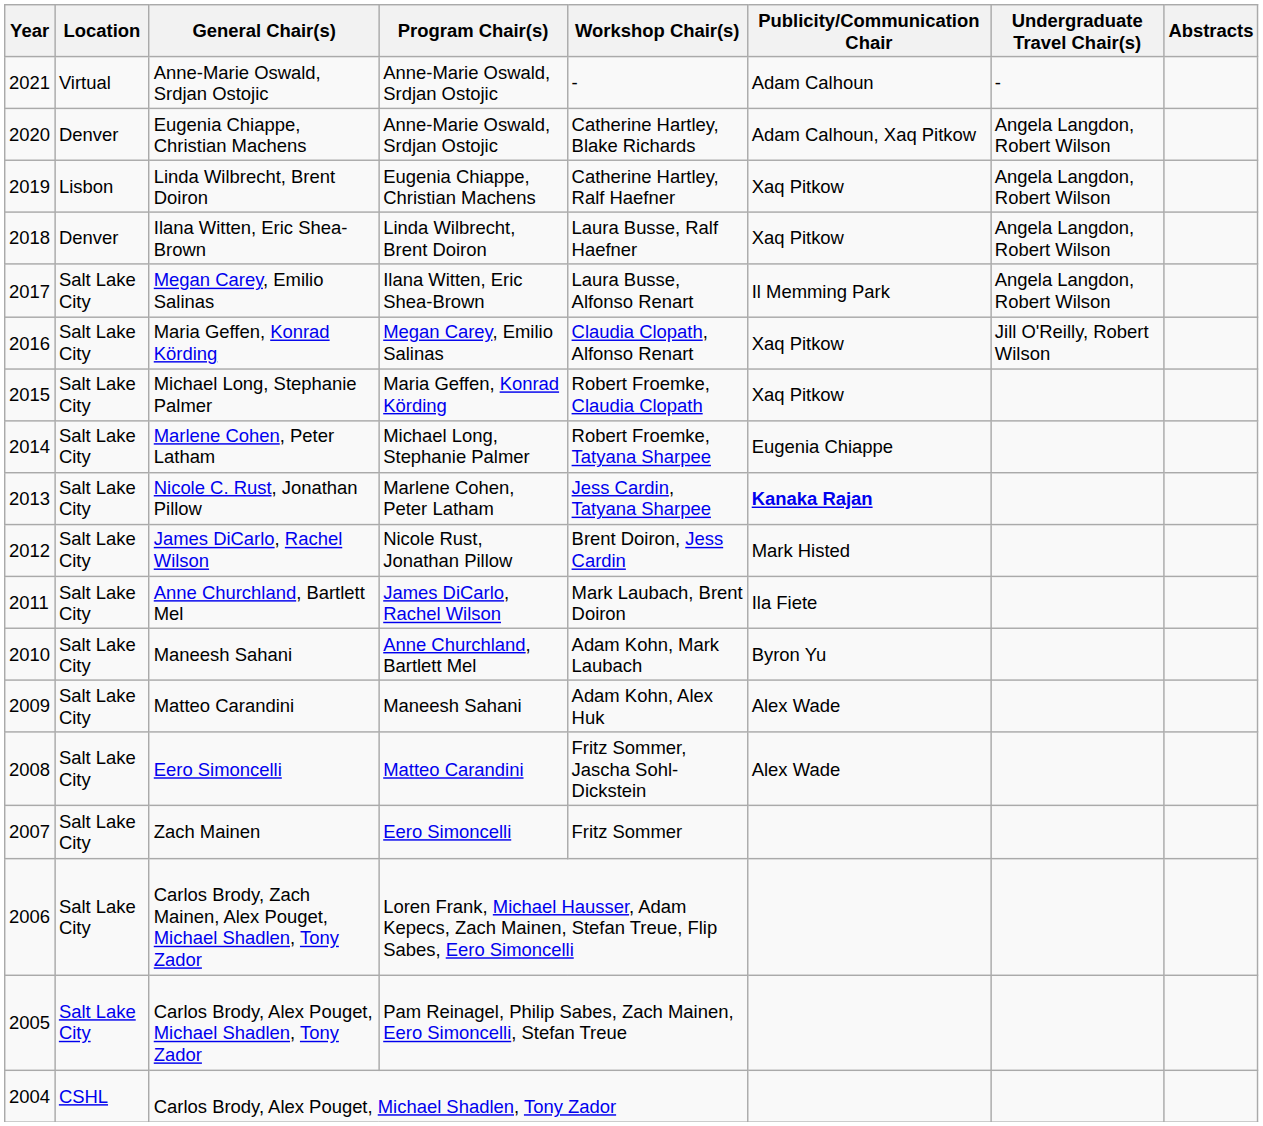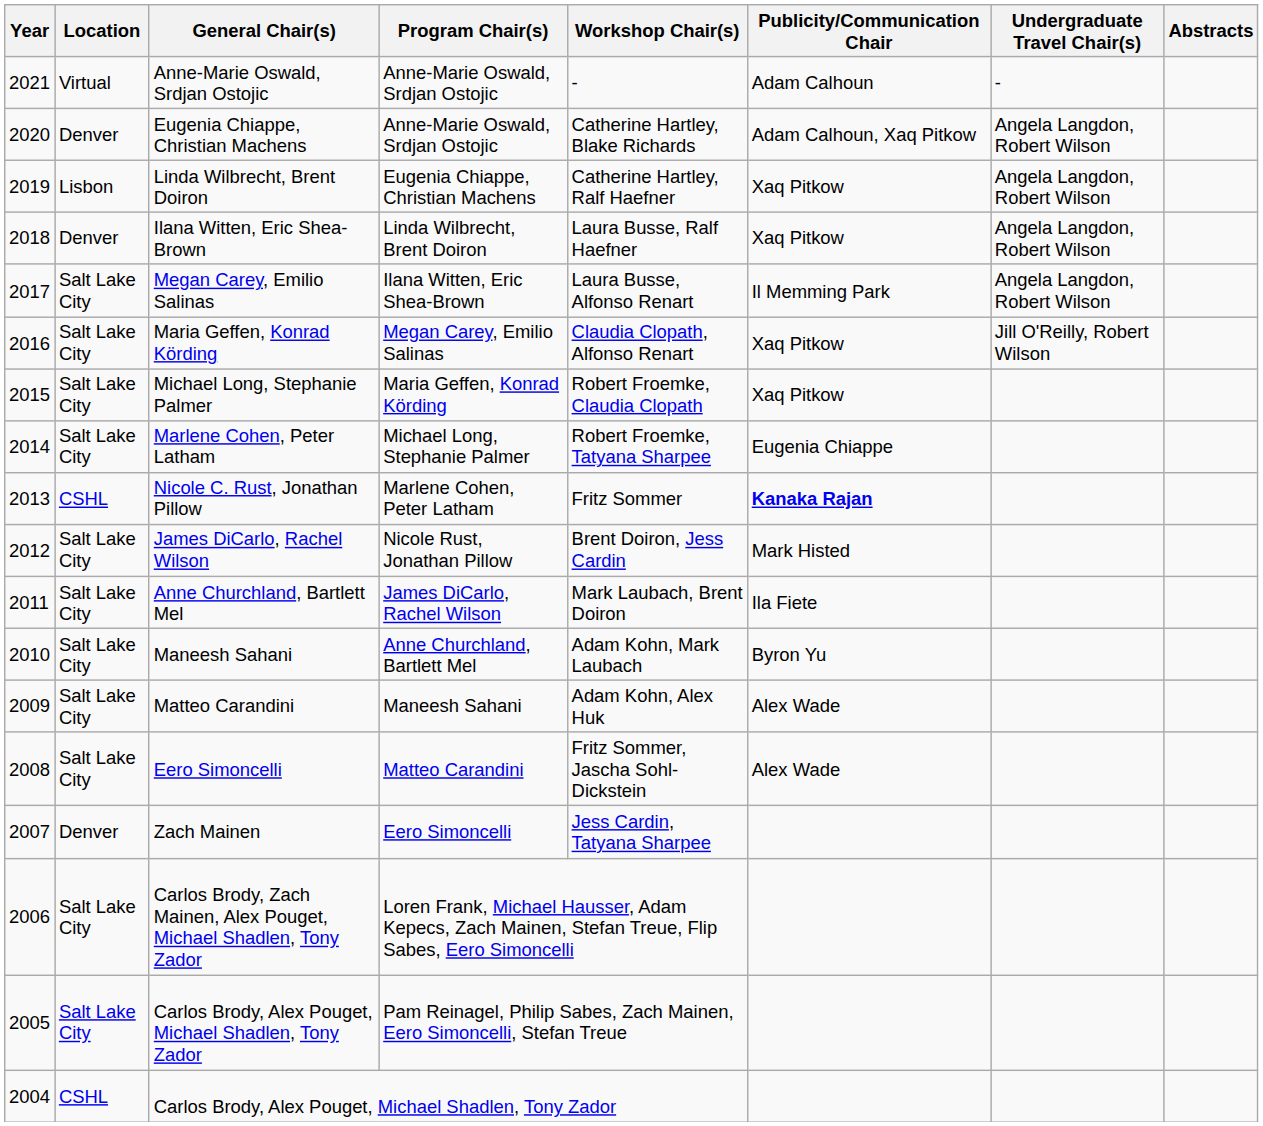(97, 498) Salt Lake City -> (83, 498) CSHL
(641, 498) Jess Cardin, Tatyana Sharpee -> (627, 498) Fritz Sommer
(97, 832) Salt Lake City -> (89, 832) Denver
(627, 832) Fritz Sommer -> (641, 832) Jess Cardin, Tatyana Sharpee
